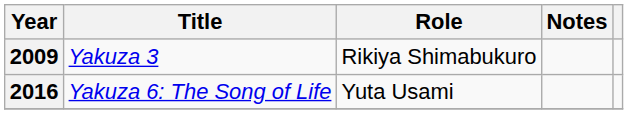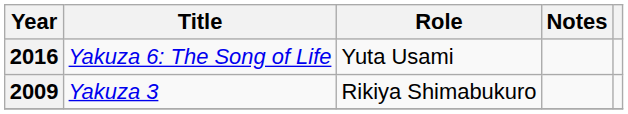rows swapped: (34, 56) <-> (34, 91)
